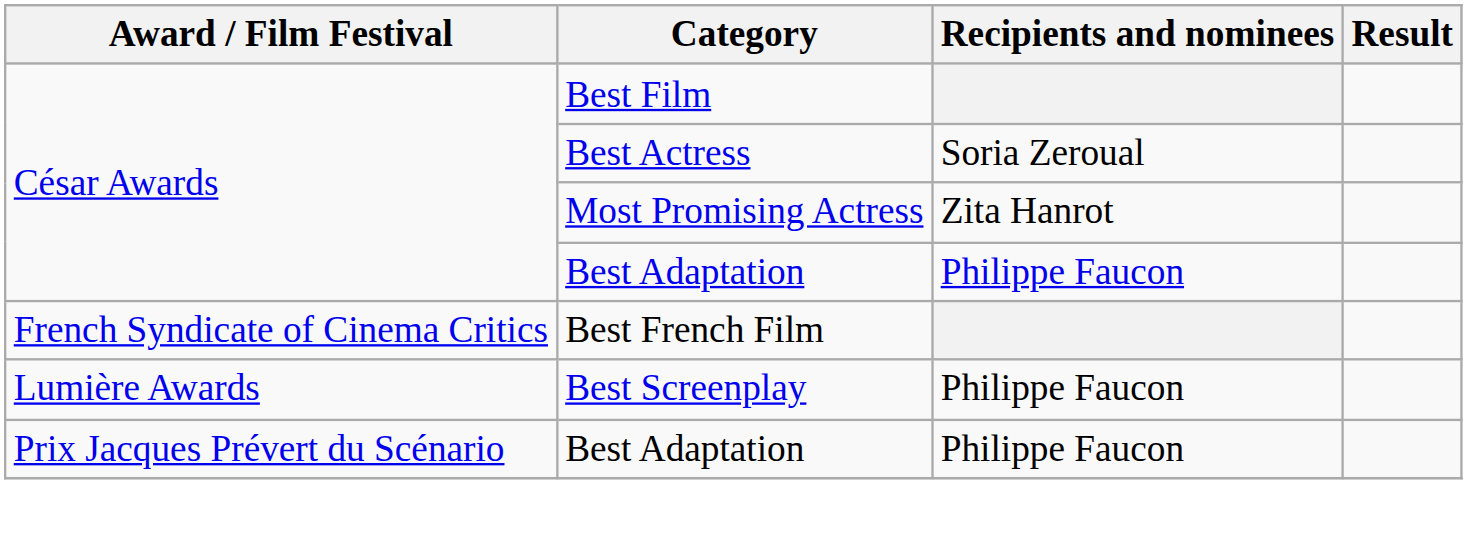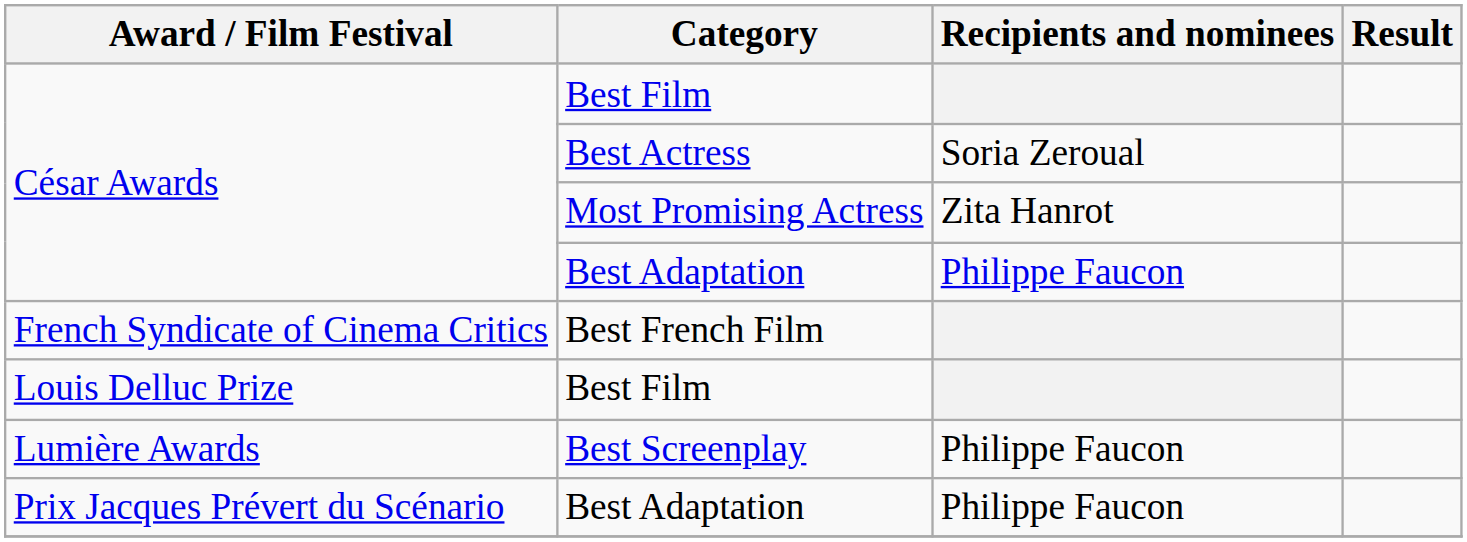+ row: (154, 388)
